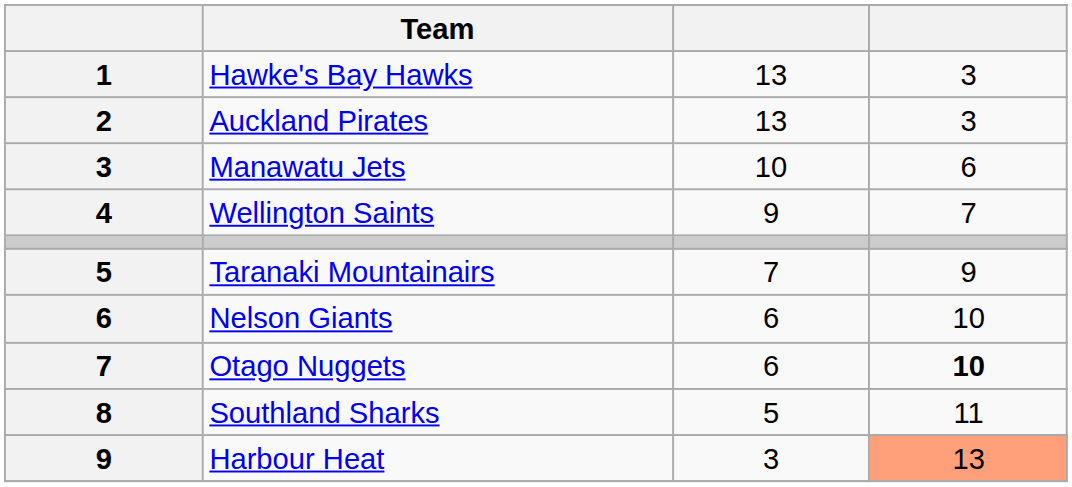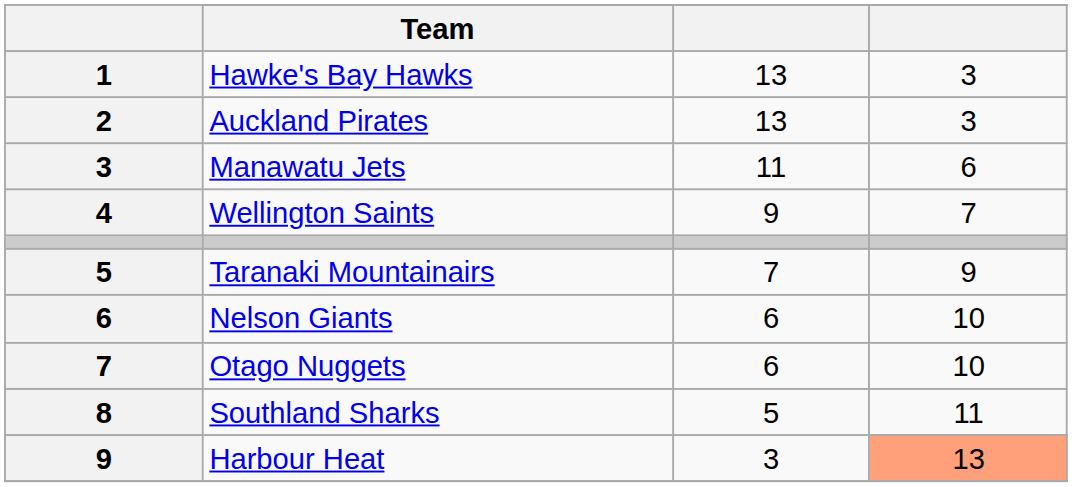(771, 167) 10 -> (771, 167) 11
(969, 365) bold -> (969, 365) normal
